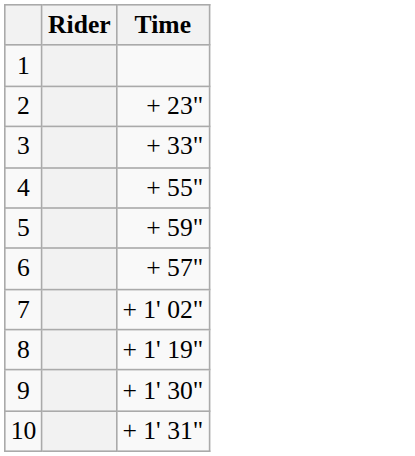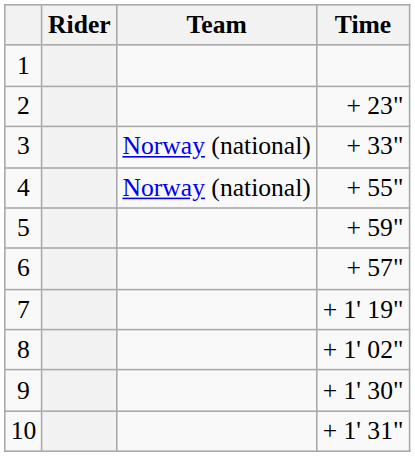+ column: (217, 24)
(163, 308) + 1' 02" -> (363, 308) + 1' 19"
(163, 349) + 1' 19" -> (363, 349) + 1' 02"
